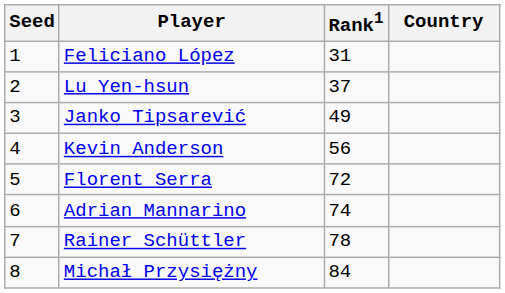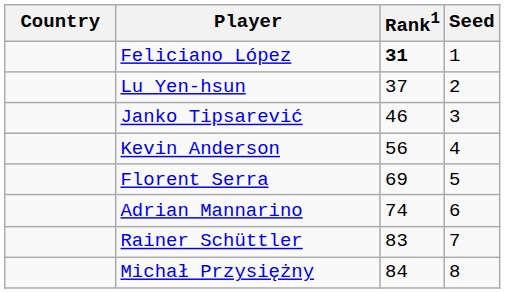columns swapped: (444, 23) <-> (32, 23)
(340, 56) normal -> (396, 56) bold
(340, 118) 49 -> (396, 118) 46
(340, 180) 72 -> (396, 180) 69
(340, 242) 78 -> (396, 242) 83
